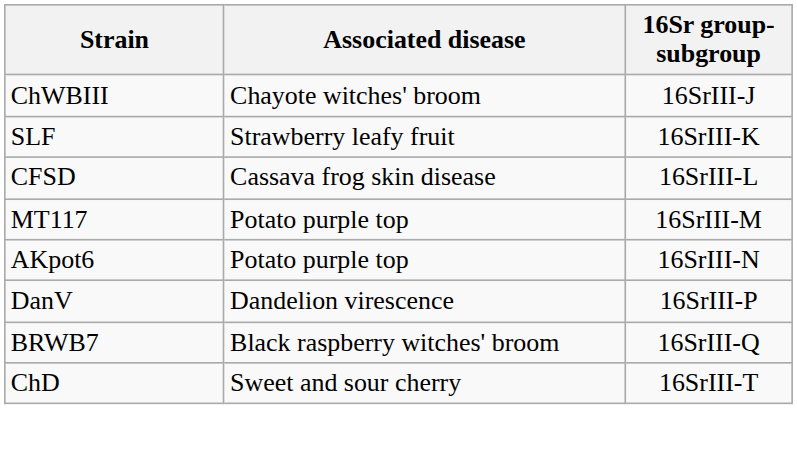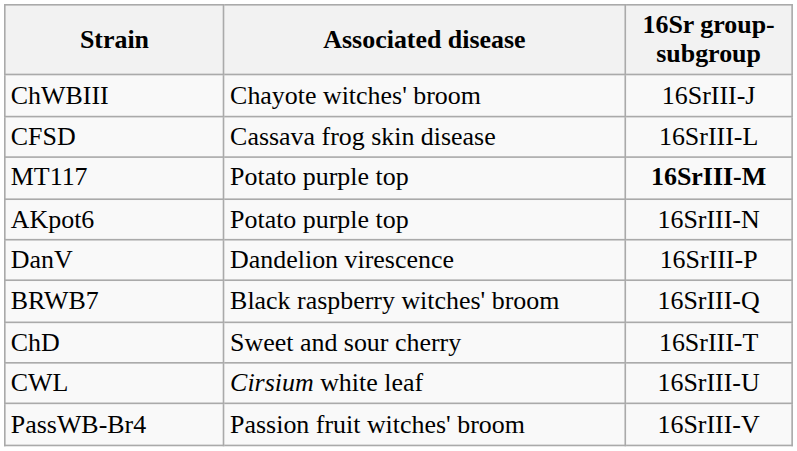- row: (33, 136)
(709, 218) normal -> (709, 177) bold
+ row: (40, 383)
+ row: (78, 424)
